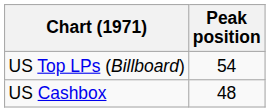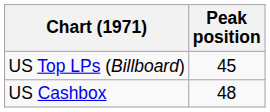(227, 65) 54 -> (227, 65) 45
